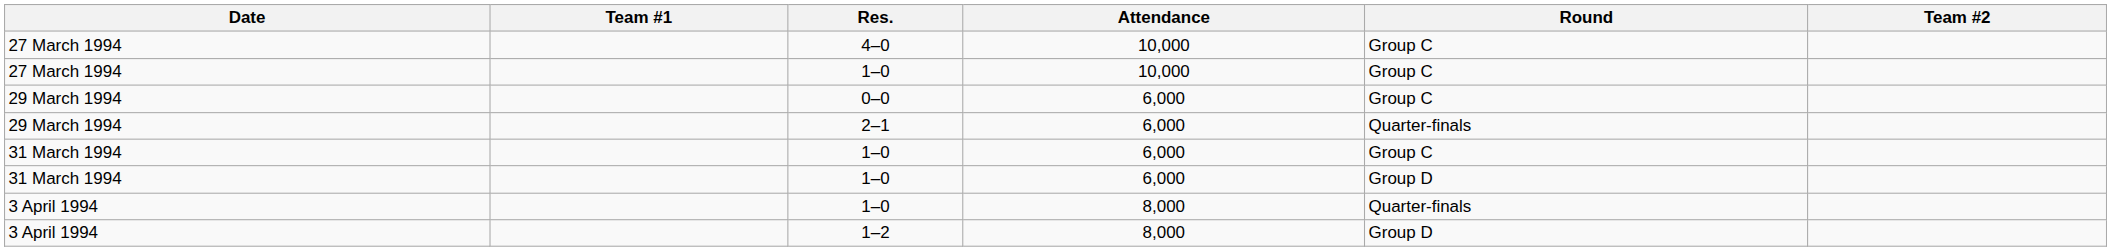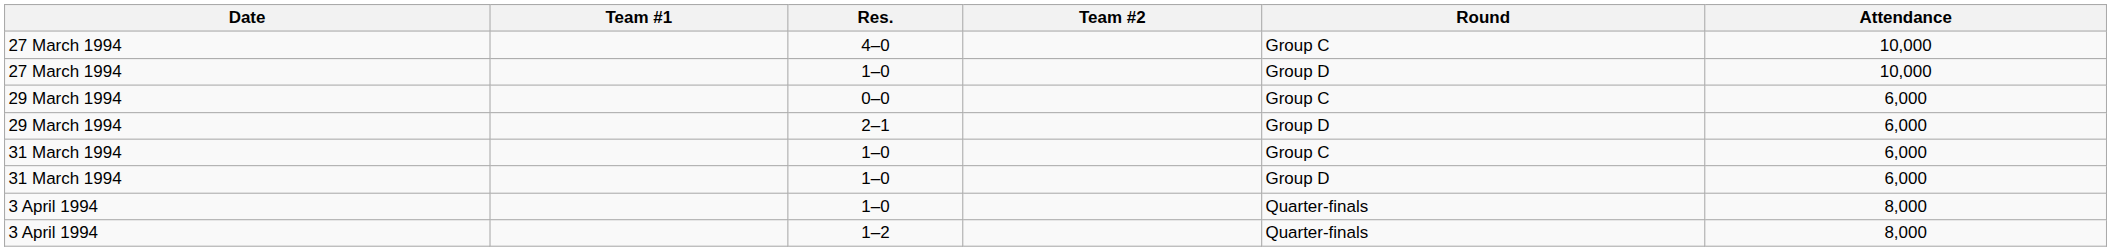columns swapped: (1957, 17) <-> (1164, 17)
(1401, 71) Group C -> (1297, 71) Group D
(1420, 125) Quarter-finals -> (1297, 125) Group D
(1401, 233) Group D -> (1317, 233) Quarter-finals
